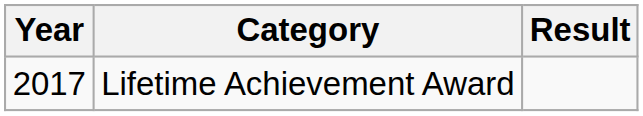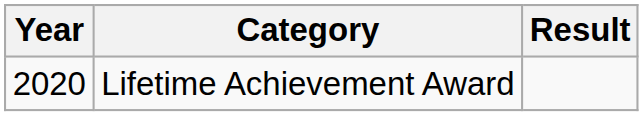(49, 82) 2017 -> (49, 82) 2020
